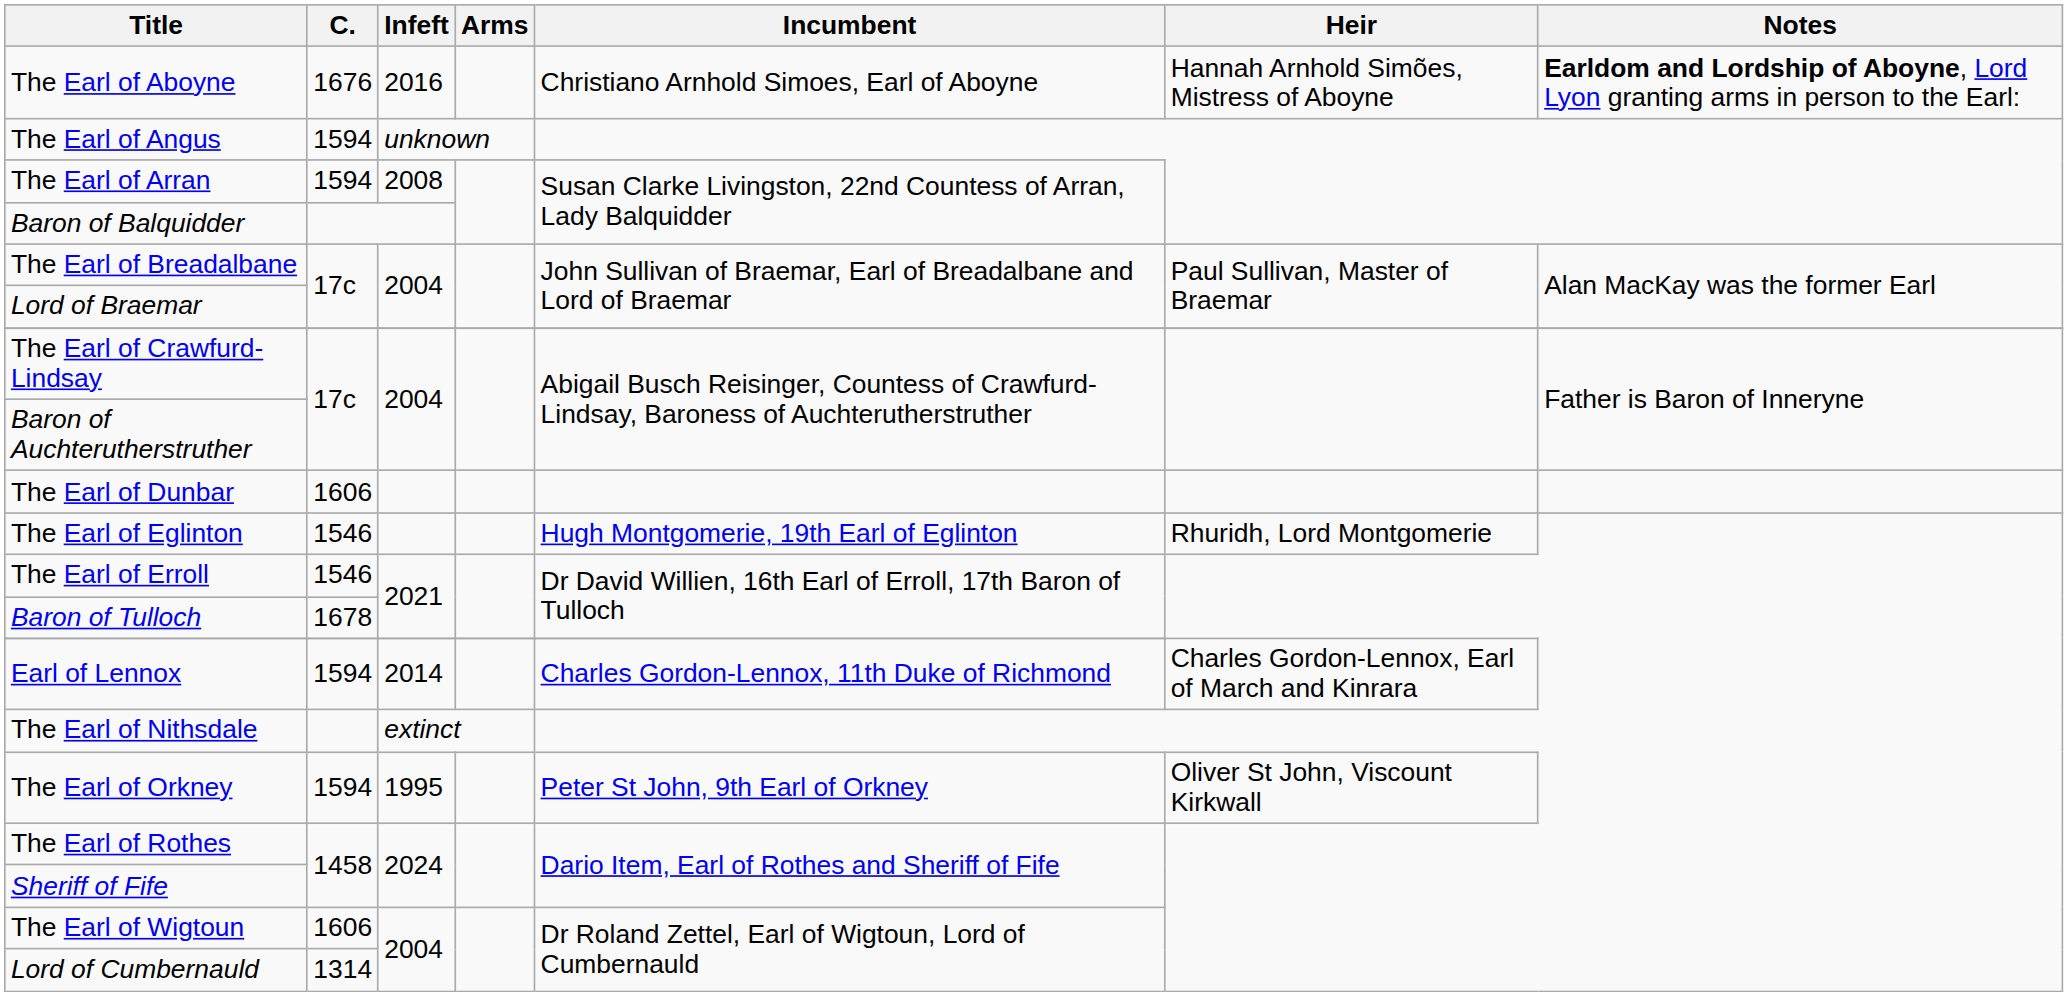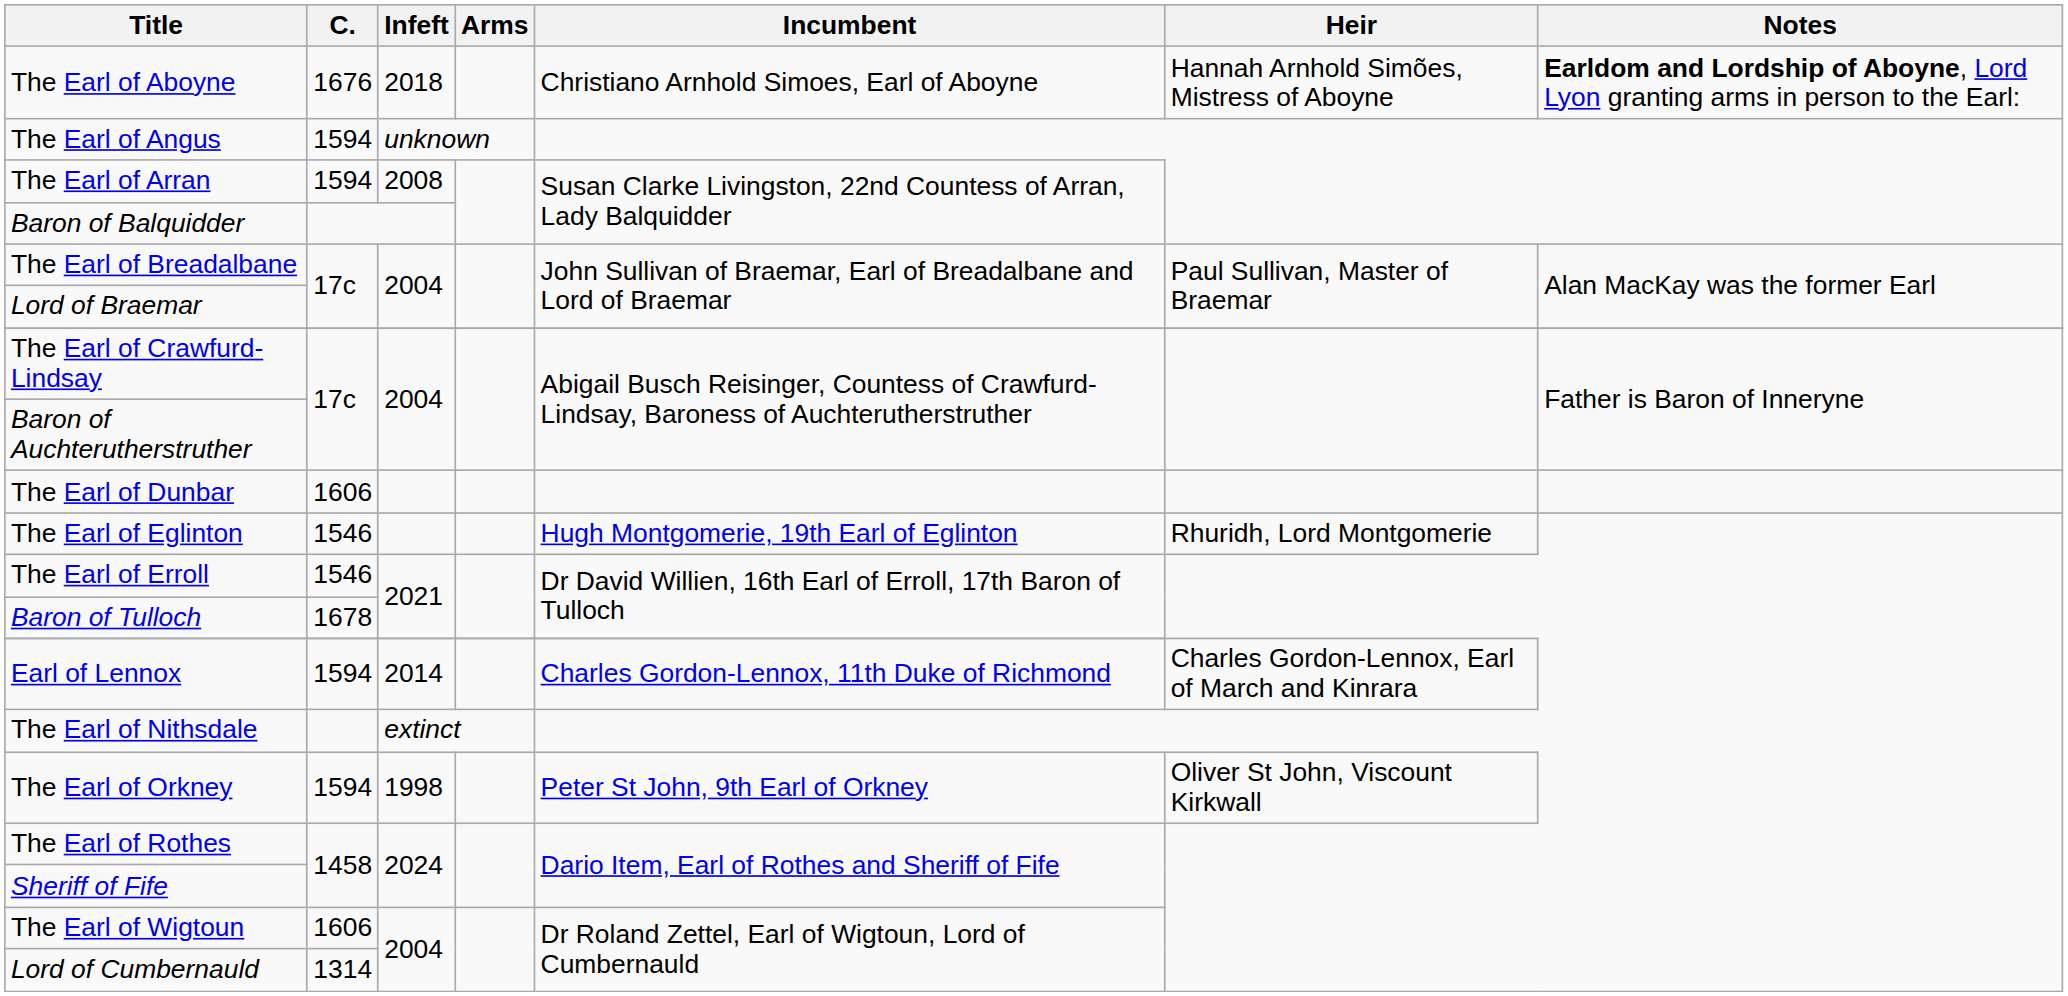(414, 82) 2016 -> (414, 82) 2018
(414, 787) 1995 -> (414, 787) 1998
